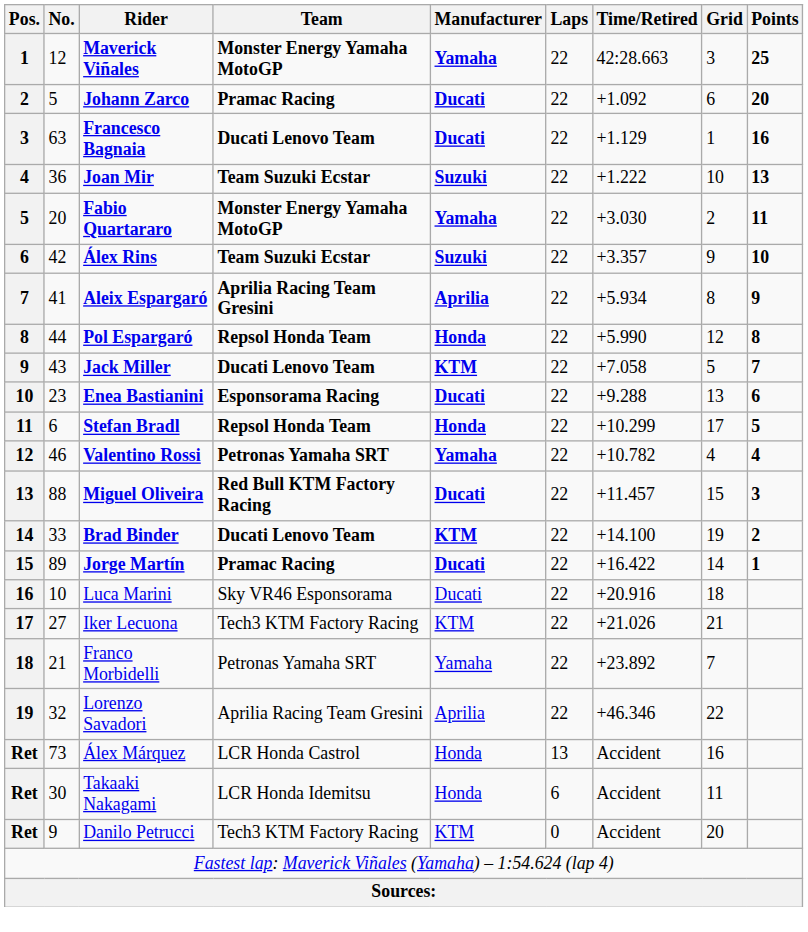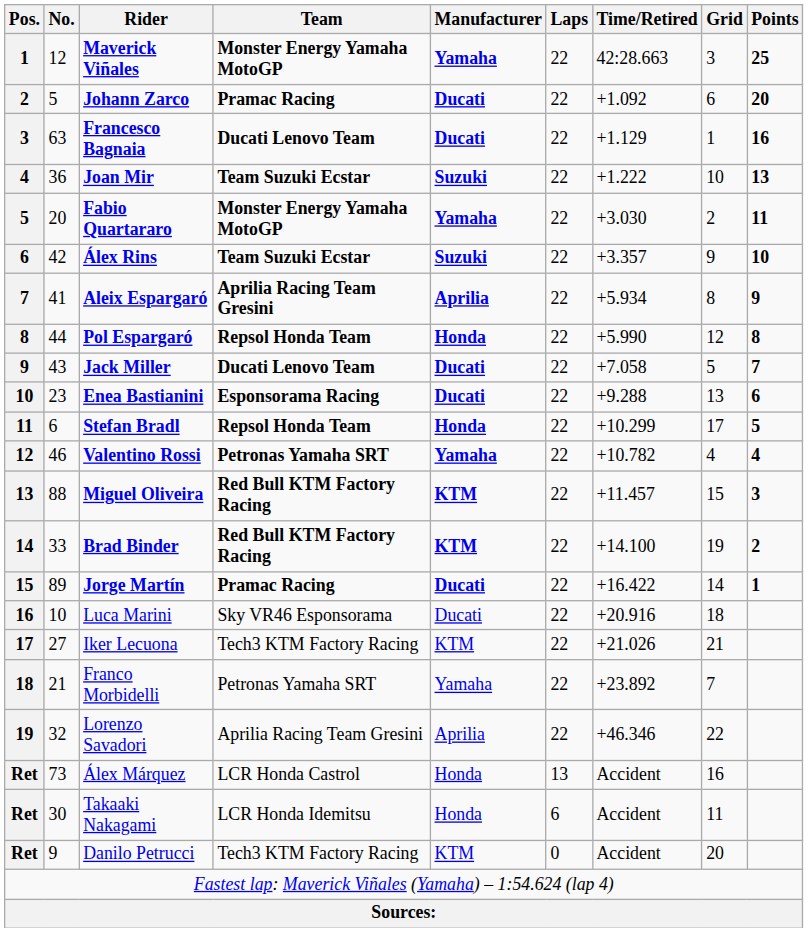(456, 367) KTM -> (460, 367) Ducati
(460, 495) Ducati -> (456, 495) KTM
(296, 535) Ducati Lenovo Team -> (306, 545) Red Bull KTM Factory Racing
